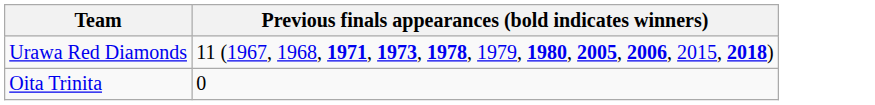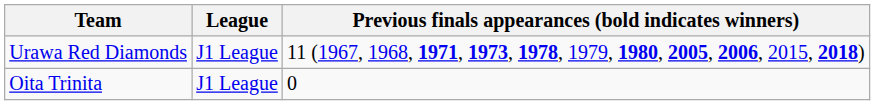+ column: (237, 20)
